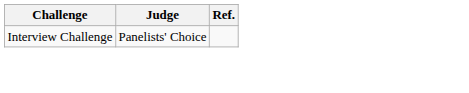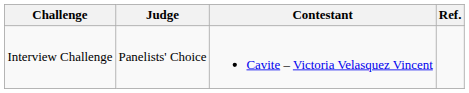+ column: (323, 15)
